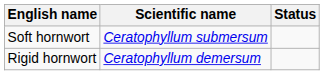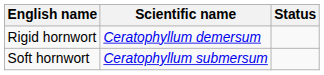rows swapped: (52, 59) <-> (49, 37)
